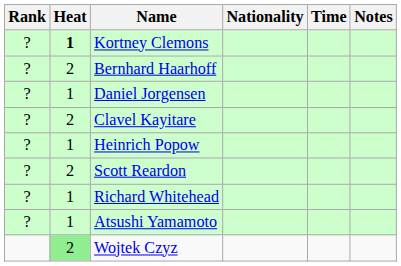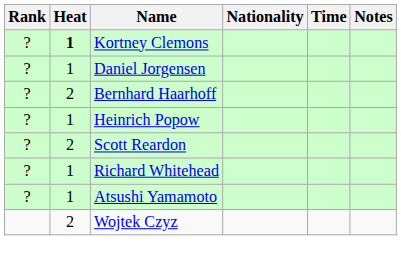rows swapped: (155, 68) <-> (150, 94)
- row: (145, 119)
(70, 247) lightgreen background -> (70, 222) no background
